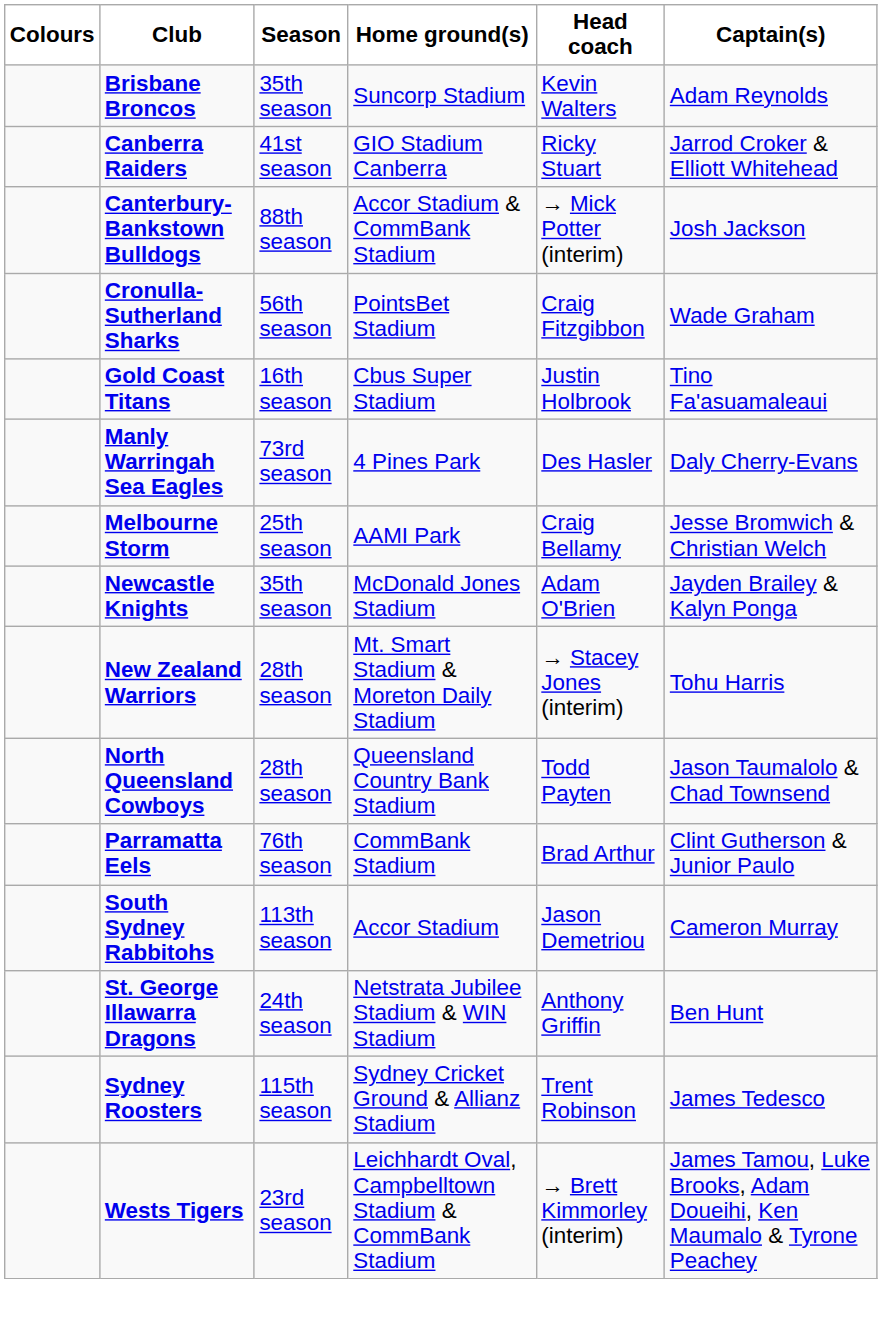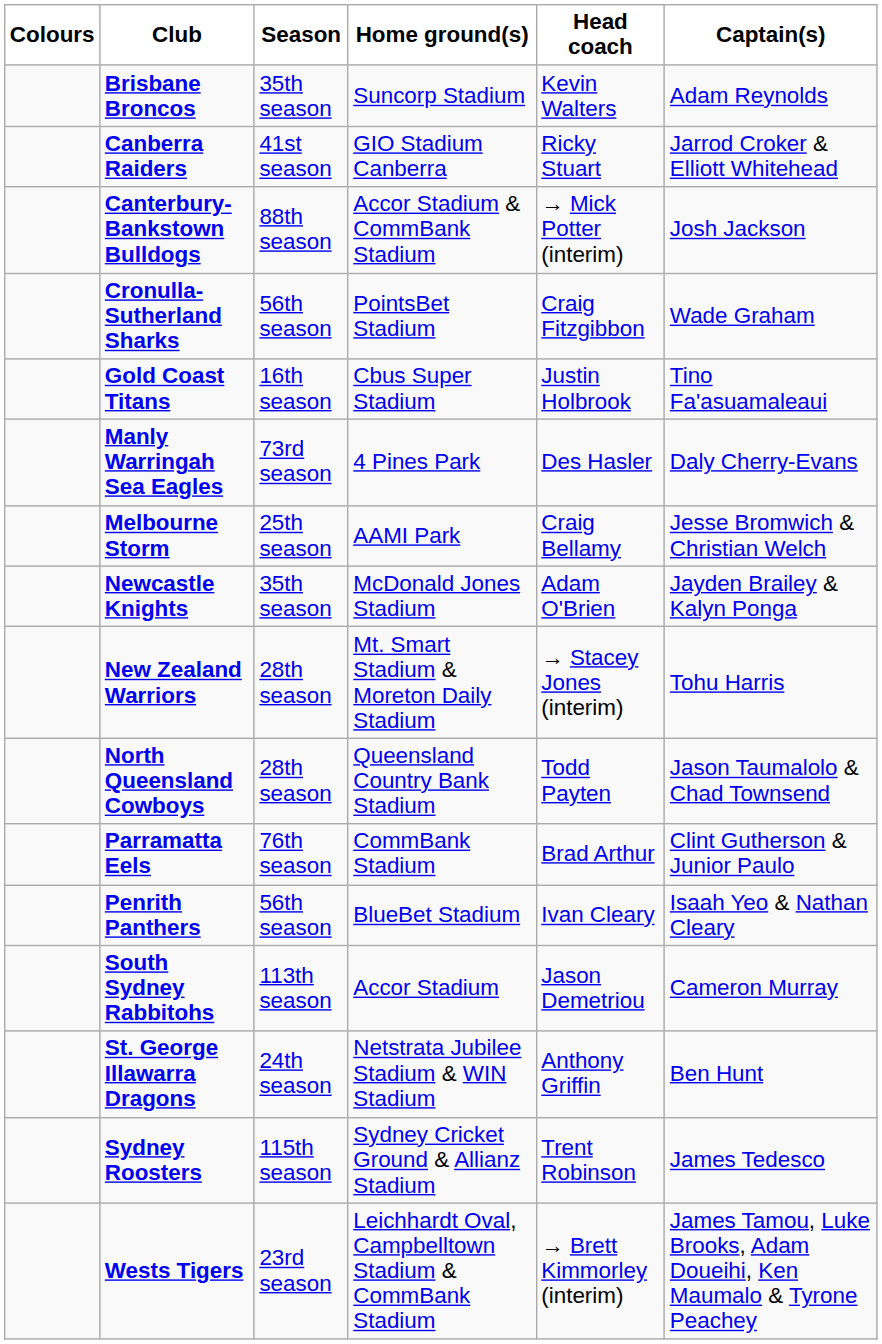+ row: (153, 914)
